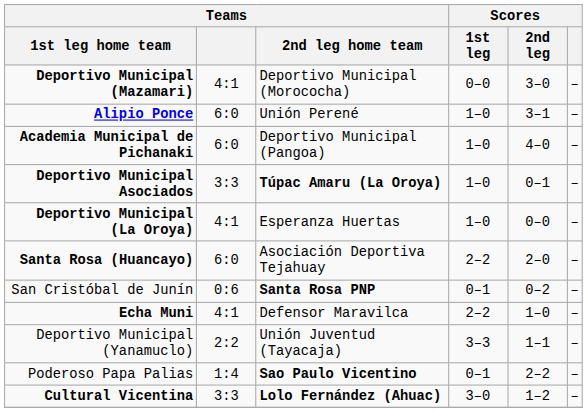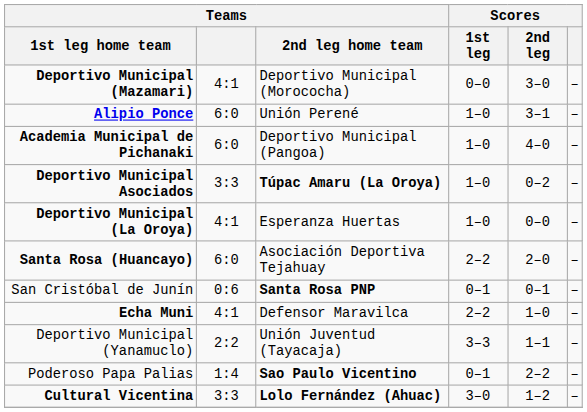(538, 184) 0–1 -> (538, 184) 0–2
(538, 291) 0–2 -> (538, 291) 0–1
